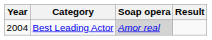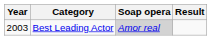(17, 28) 2004 -> (17, 28) 2003
